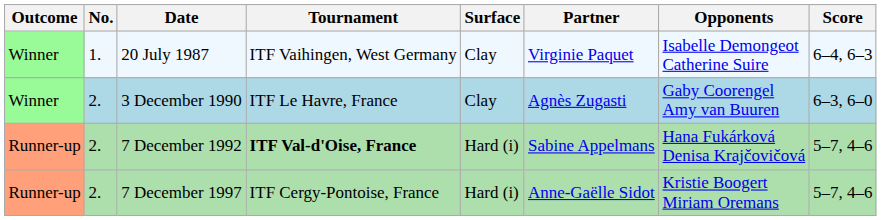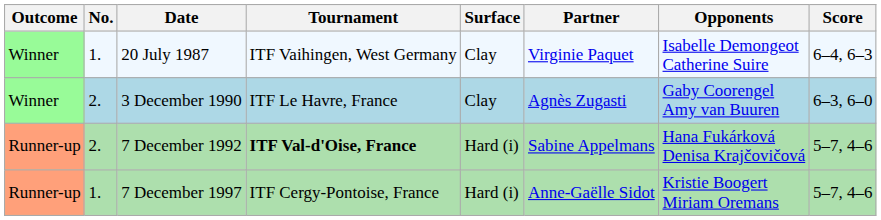(95, 192) 2. -> (95, 192) 1.
